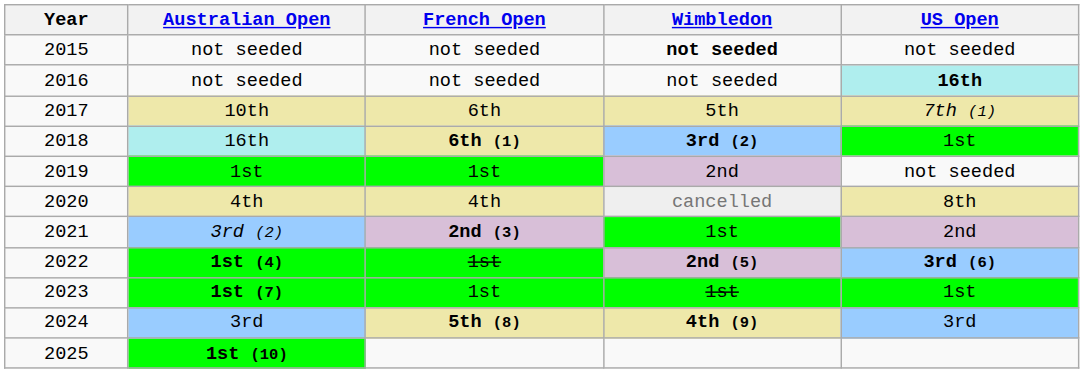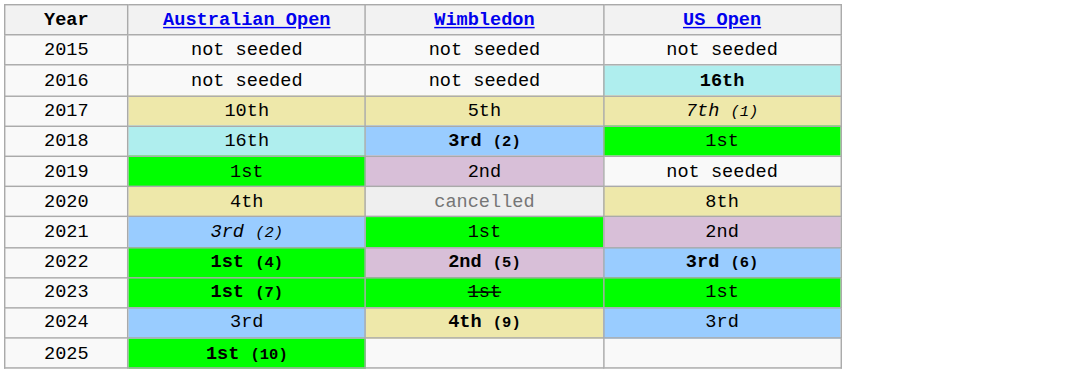- column: (484, 20)
(722, 50) bold -> (484, 50) normal
